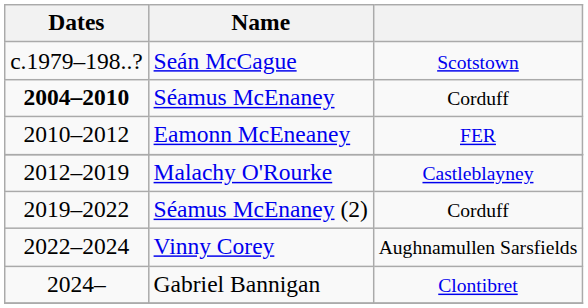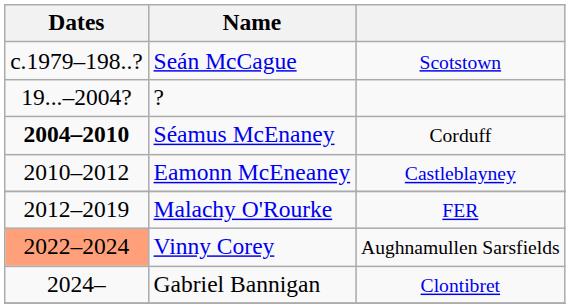+ row: (159, 97)
(478, 136) FER -> (460, 173) Castleblayney
(478, 173) Castleblayney -> (460, 211) FER
- row: (261, 209)
(76, 246) no background -> (76, 246) lightsalmon background
